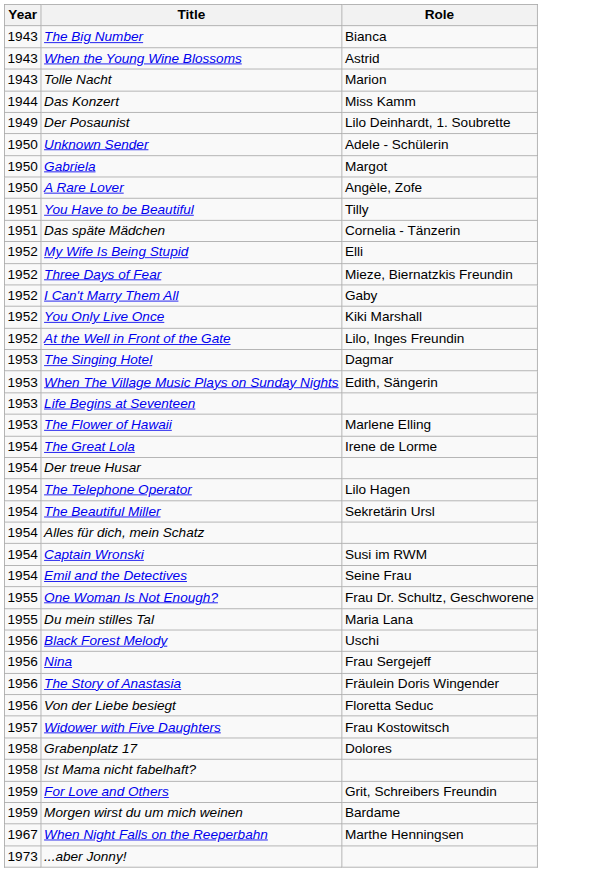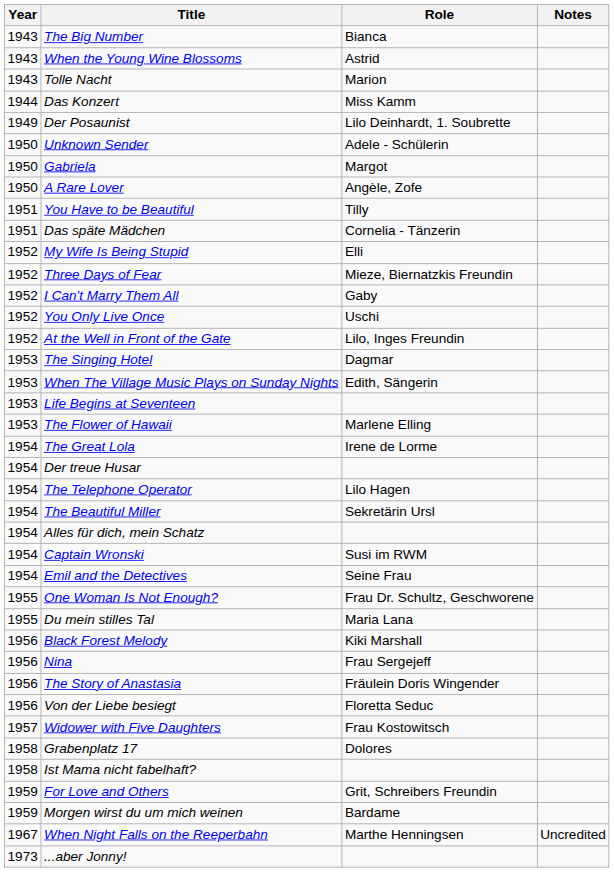+ column: (573, 15)
(383, 317) Kiki Marshall -> (362, 317) Uschi
(362, 640) Uschi -> (383, 640) Kiki Marshall
